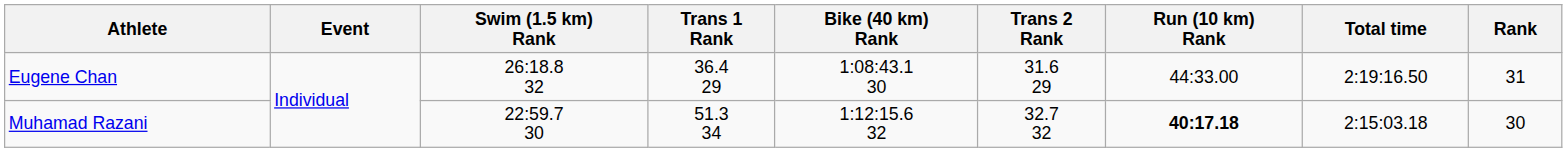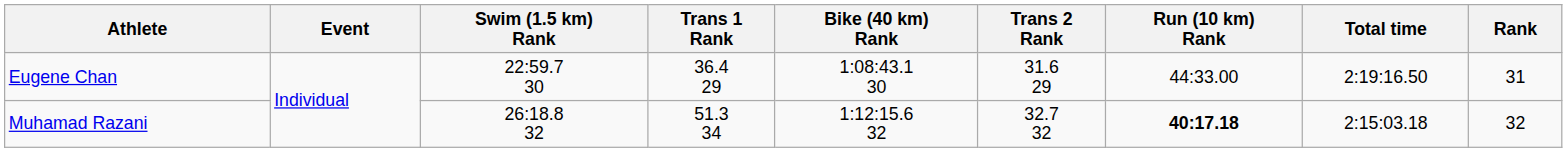(534, 76) 26:18.8 32 -> (534, 76) 22:59.7 30
(534, 124) 22:59.7 30 -> (534, 124) 26:18.8 32
(1515, 124) 30 -> (1515, 124) 32
